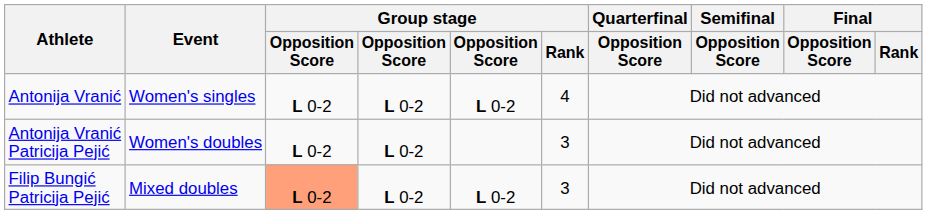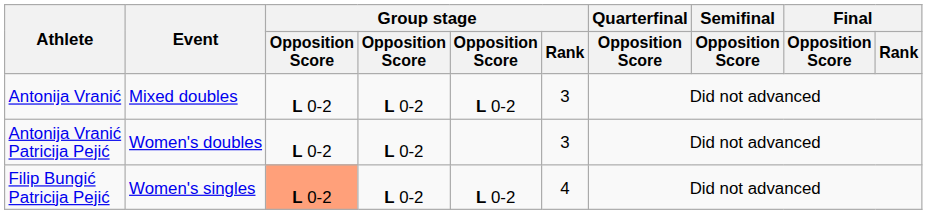(192, 97) Women's singles -> (183, 97) Mixed doubles
(565, 97) 4 -> (565, 97) 3
(183, 188) Mixed doubles -> (192, 188) Women's singles
(565, 188) 3 -> (565, 188) 4
